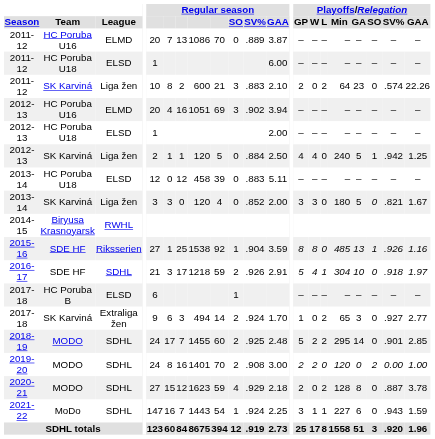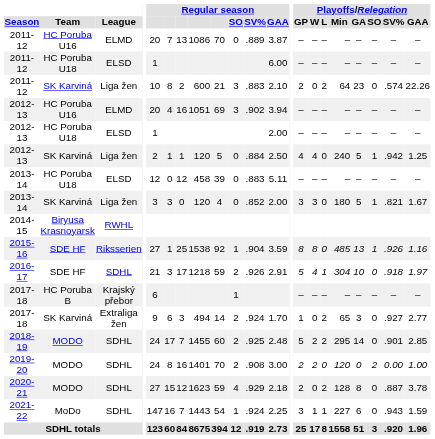(374, 202) 0 -> (374, 202) 1
(119, 295) ELSD -> (119, 295) Krajský přebor
